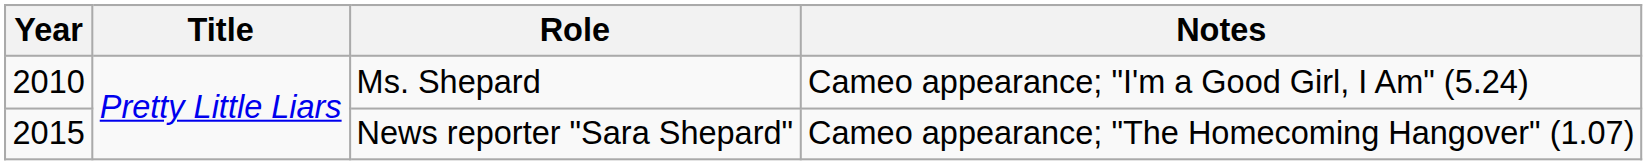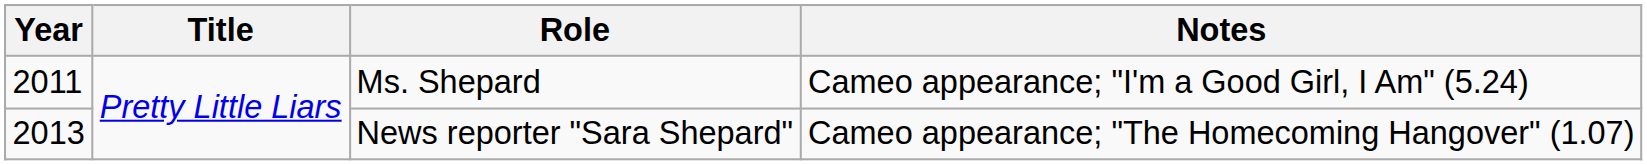(49, 81) 2010 -> (47, 81) 2011
(49, 133) 2015 -> (49, 133) 2013
